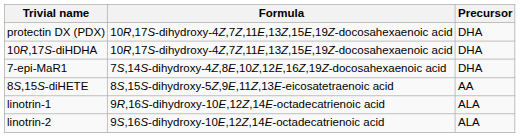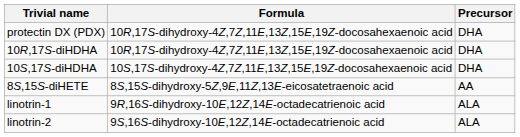+ row: (52, 68)
- row: (37, 68)
